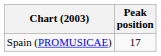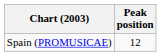(135, 42) 17 -> (135, 42) 12
